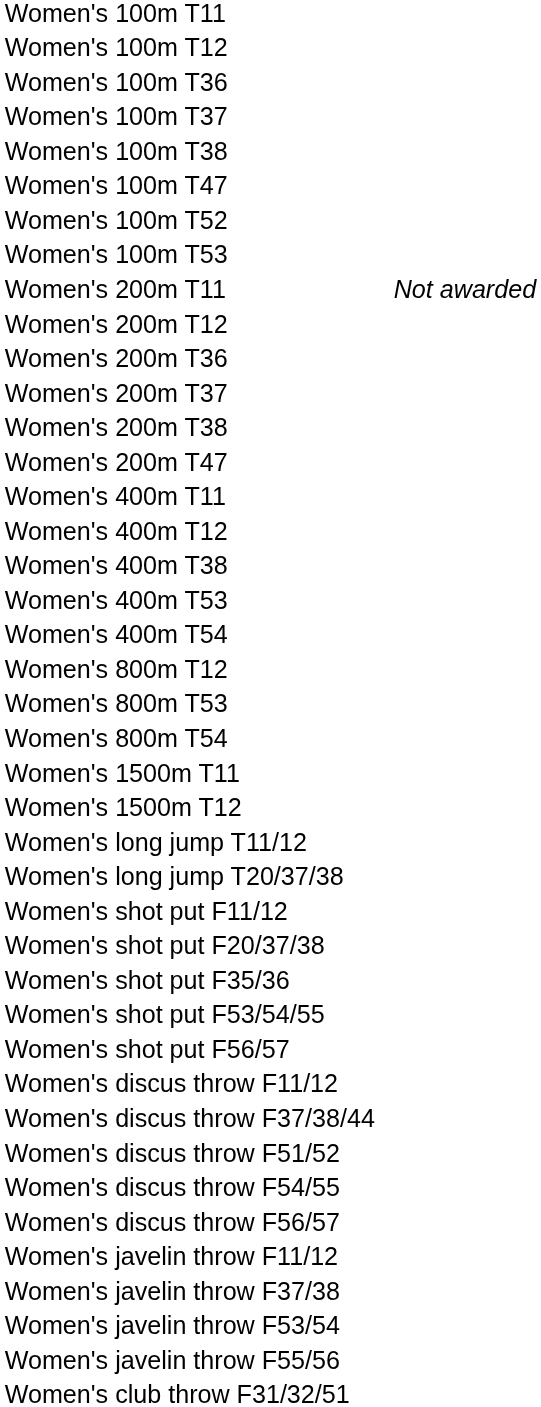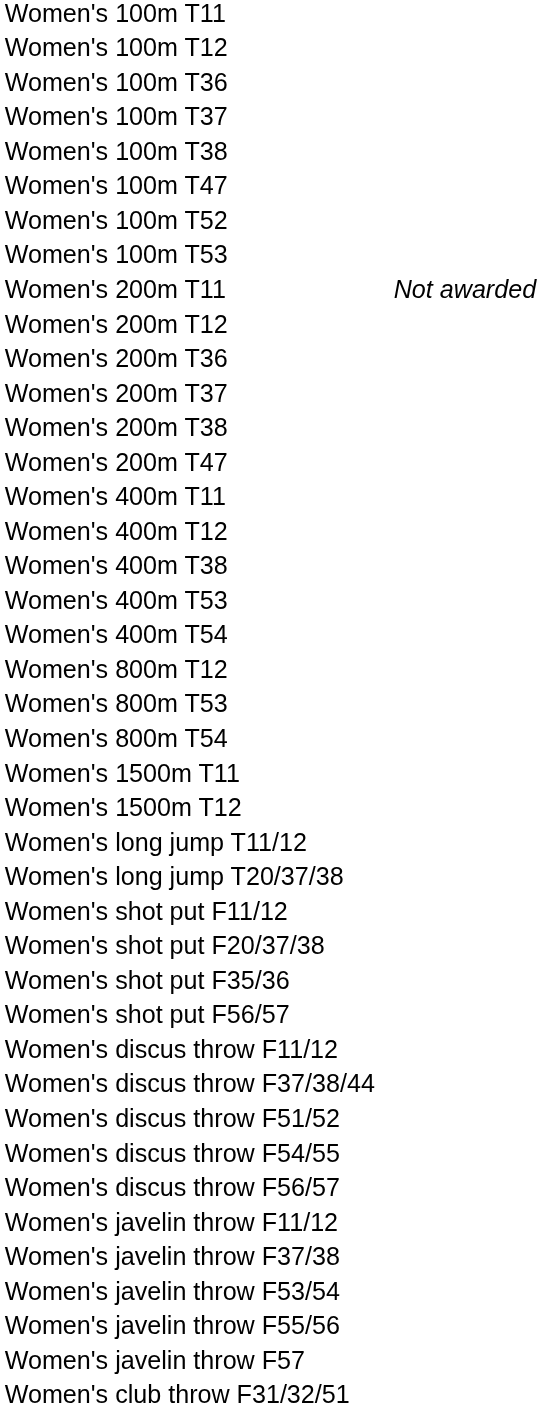- row: (165, 1015)
+ row: (155, 1360)
